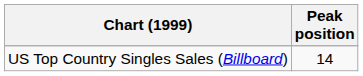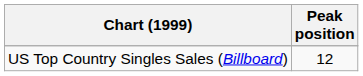(325, 58) 14 -> (325, 58) 12
